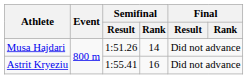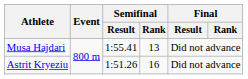(121, 47) 1:51.26 -> (121, 47) 1:55.41
(154, 47) 14 -> (154, 47) 13
(121, 65) 1:55.41 -> (121, 65) 1:51.26
